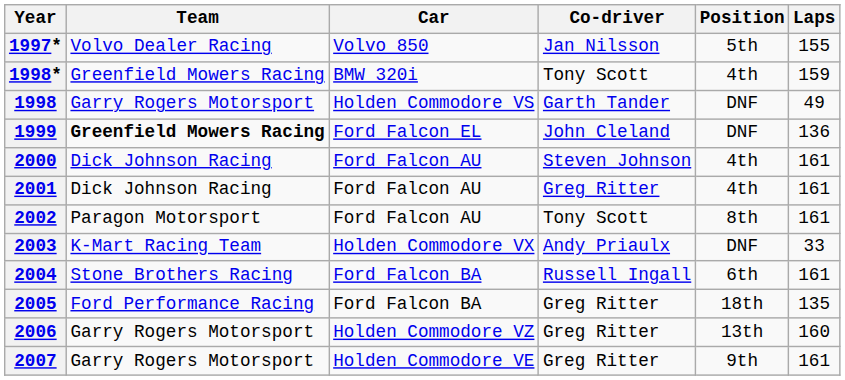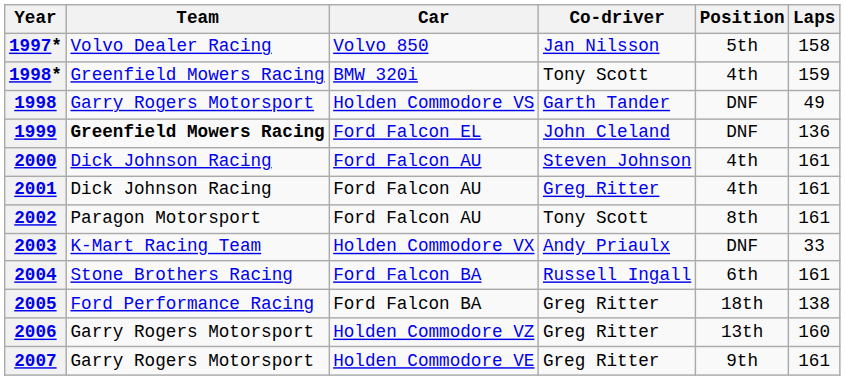(814, 48) 155 -> (814, 48) 158
(814, 304) 135 -> (814, 304) 138
